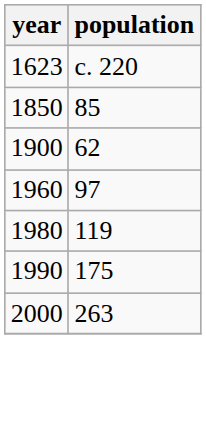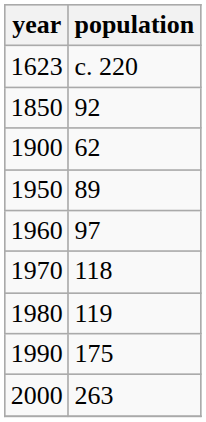(88, 107) 85 -> (88, 107) 92
+ row: (37, 189)
+ row: (37, 271)
